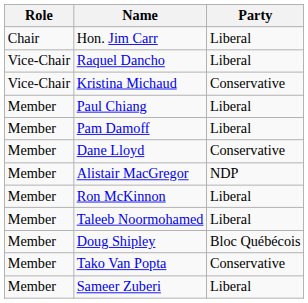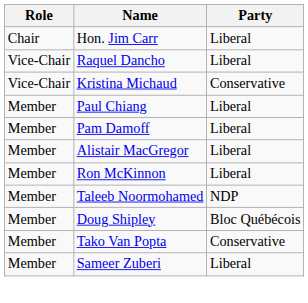- row: (111, 151)
(224, 173) NDP -> (231, 151) Liberal
(231, 219) Liberal -> (224, 196) NDP
